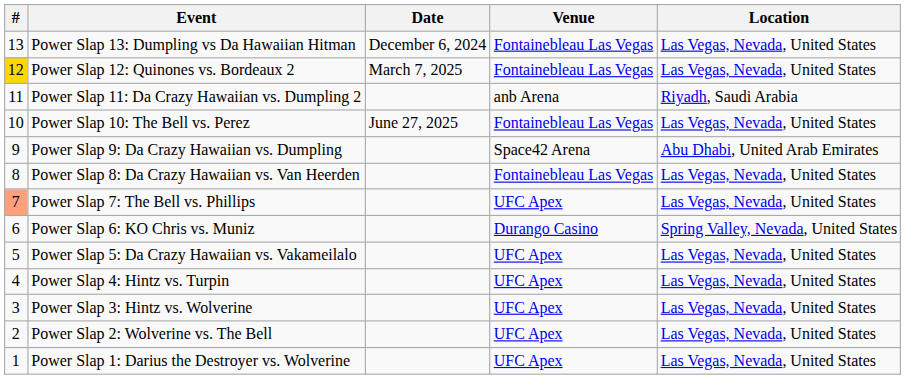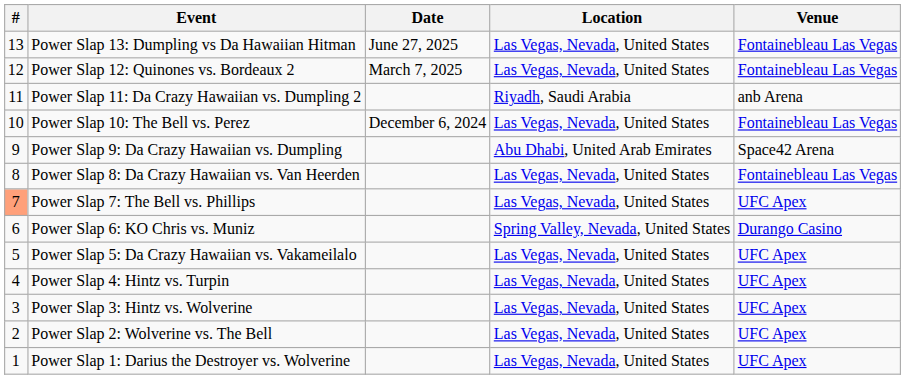columns swapped: (574, 17) <-> (779, 17)
(428, 43) December 6, 2024 -> (413, 43) June 27, 2025
(16, 70) gold background -> (16, 70) no background
(413, 122) June 27, 2025 -> (428, 122) December 6, 2024
